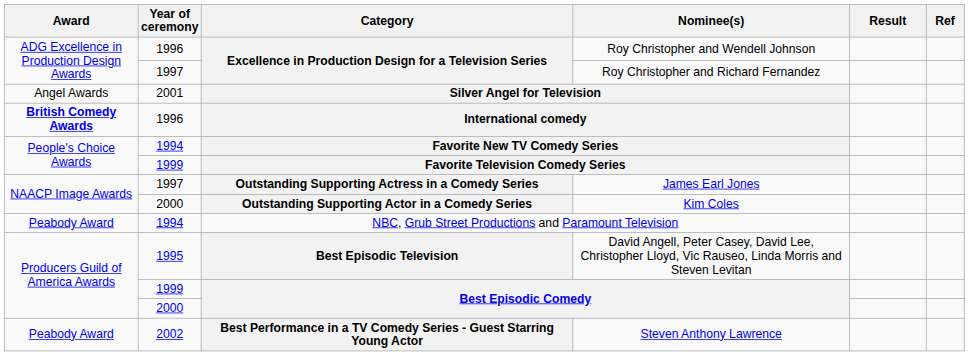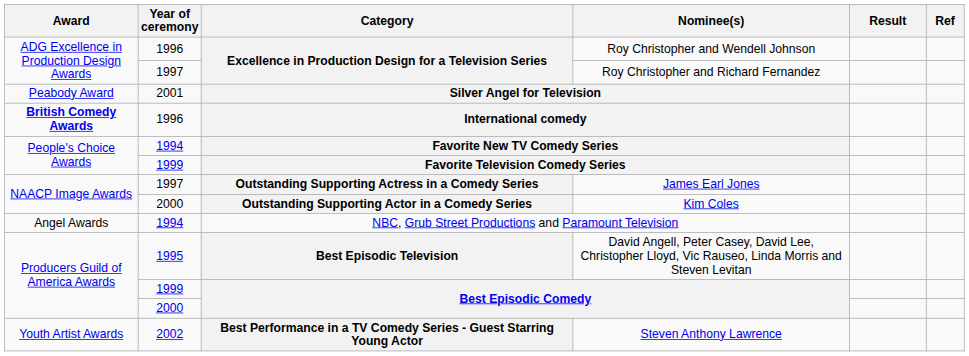(71, 93) Angel Awards -> (71, 93) Peabody Award
(71, 223) Peabody Award -> (71, 223) Angel Awards
(71, 334) Peabody Award -> (71, 334) Youth Artist Awards
